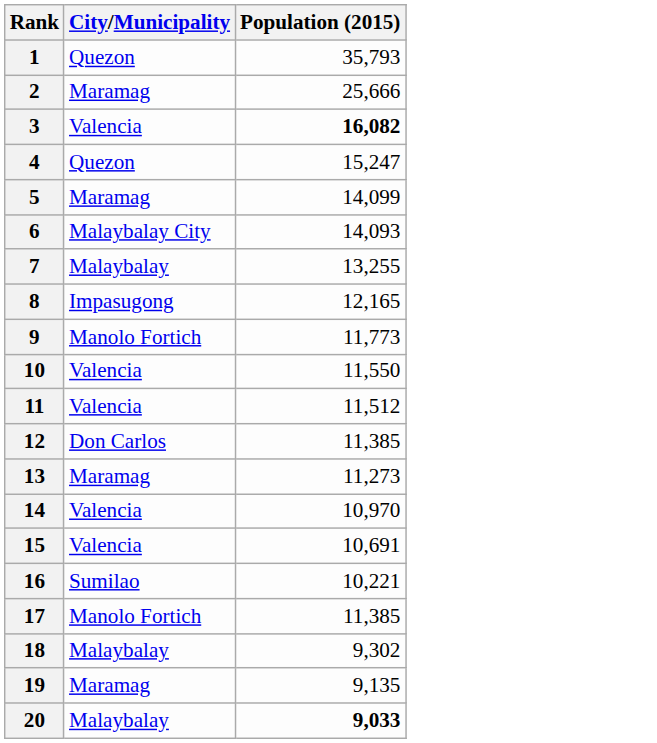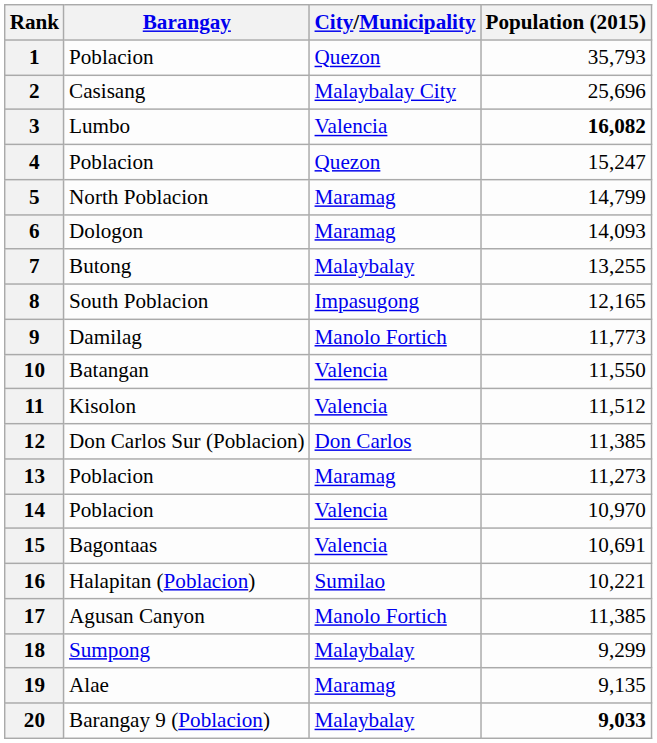+ column: (187, 22)
(110, 92) Maramag -> (385, 92) Malaybalay City
(371, 92) 25,666 -> (617, 92) 25,696
(371, 196) 14,099 -> (617, 196) 14,799
(140, 231) Malaybalay City -> (355, 231) Maramag
(377, 650) 9,302 -> (622, 650) 9,299
